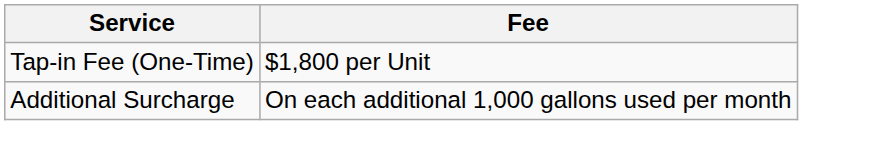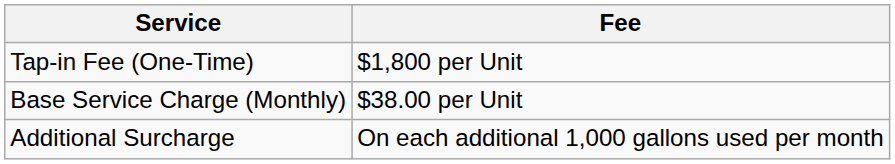+ row: (178, 100)
